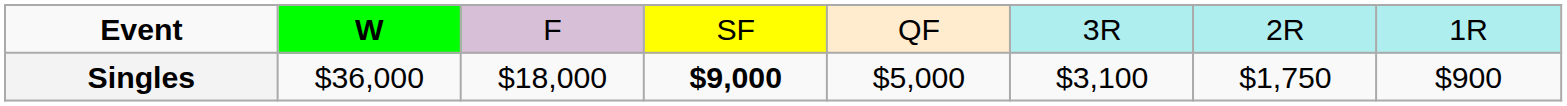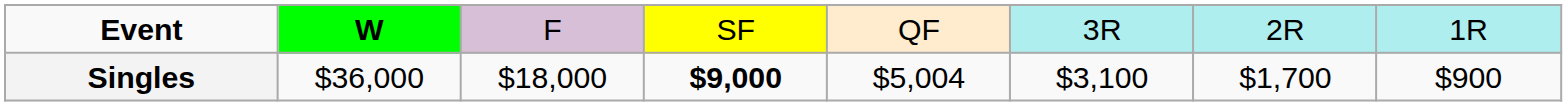(919, 77) $5,000 -> (919, 77) $5,004
(1285, 77) $1,750 -> (1285, 77) $1,700
